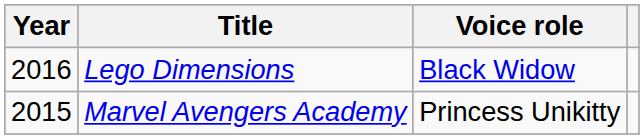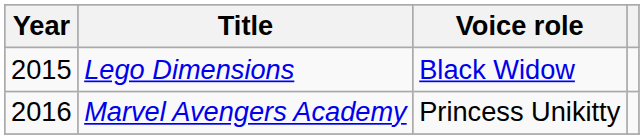(41, 69) 2016 -> (41, 69) 2015
(41, 112) 2015 -> (41, 112) 2016
